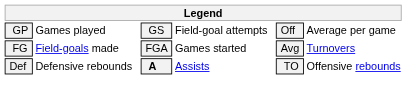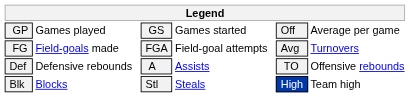(221, 31) Field-goal attempts -> (211, 31) Games started
(211, 48) Games started -> (221, 48) Field-goal attempts
(151, 66) bold -> (151, 66) normal
+ row: (17, 84)
